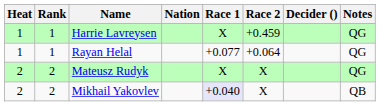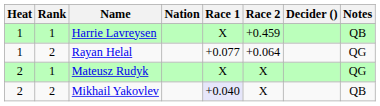(358, 33) QG -> (358, 33) QB
(52, 52) 1 -> (52, 52) 2
(52, 71) 2 -> (52, 71) 1
